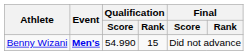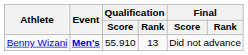(120, 43) 54.990 -> (120, 43) 55.910
(153, 43) 15 -> (153, 43) 13
